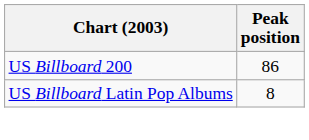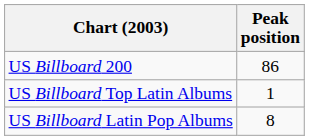+ row: (120, 93)
